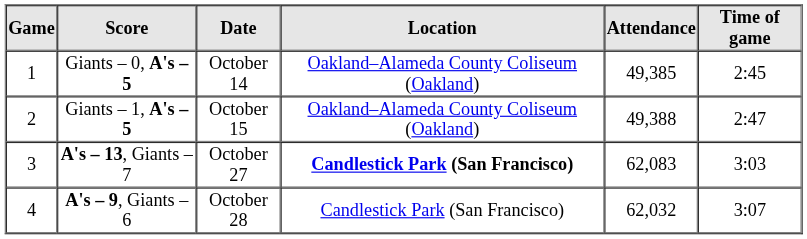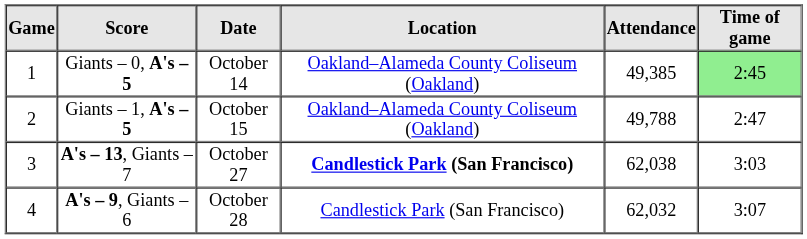(750, 73) no background -> (750, 73) lightgreen background
(651, 119) 49,388 -> (651, 119) 49,788
(651, 164) 62,083 -> (651, 164) 62,038
